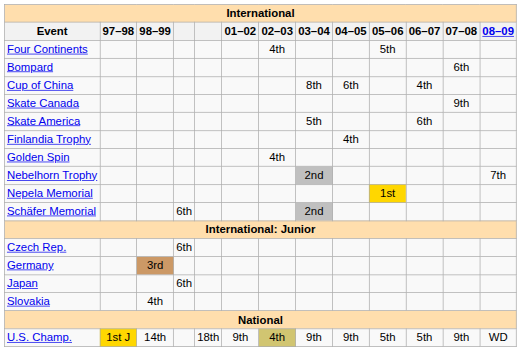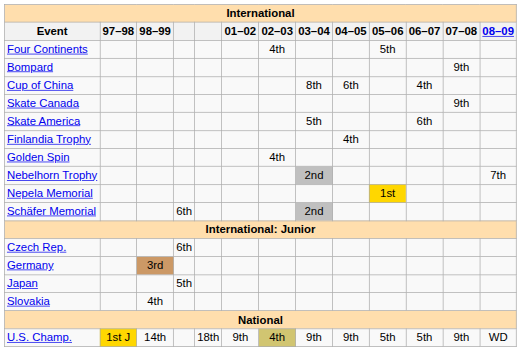(461, 67) 6th -> (461, 67) 9th
(184, 283) 6th -> (184, 283) 5th
